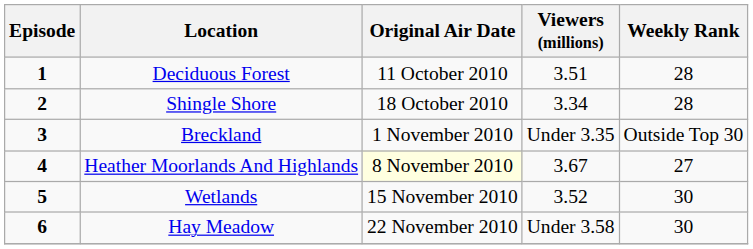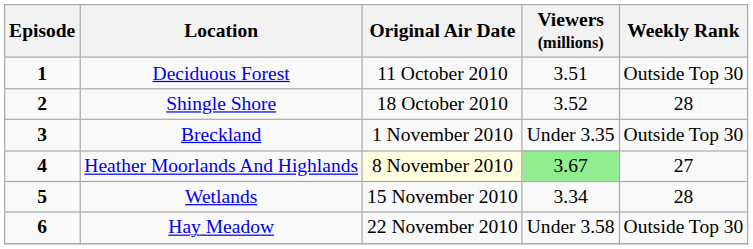(683, 72) 28 -> (683, 72) Outside Top 30
(571, 103) 3.34 -> (571, 103) 3.52
(571, 165) no background -> (571, 165) lightgreen background
(571, 196) 3.52 -> (571, 196) 3.34
(683, 196) 30 -> (683, 196) 28
(683, 227) 30 -> (683, 227) Outside Top 30
